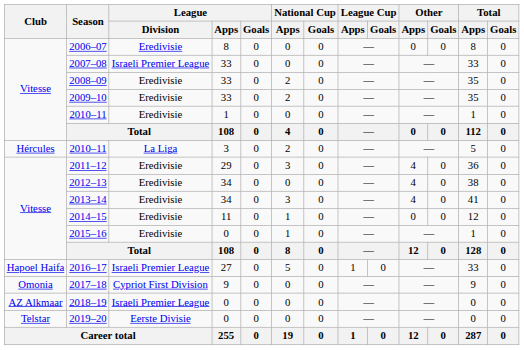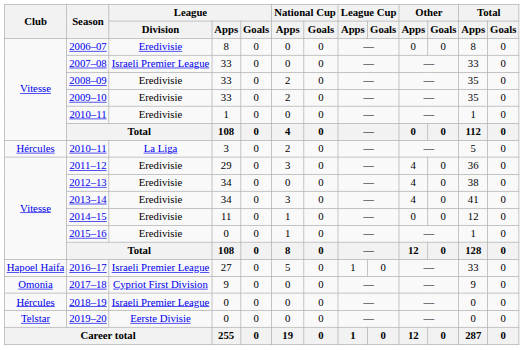(36, 302) AZ Alkmaar -> (36, 302) Hércules
